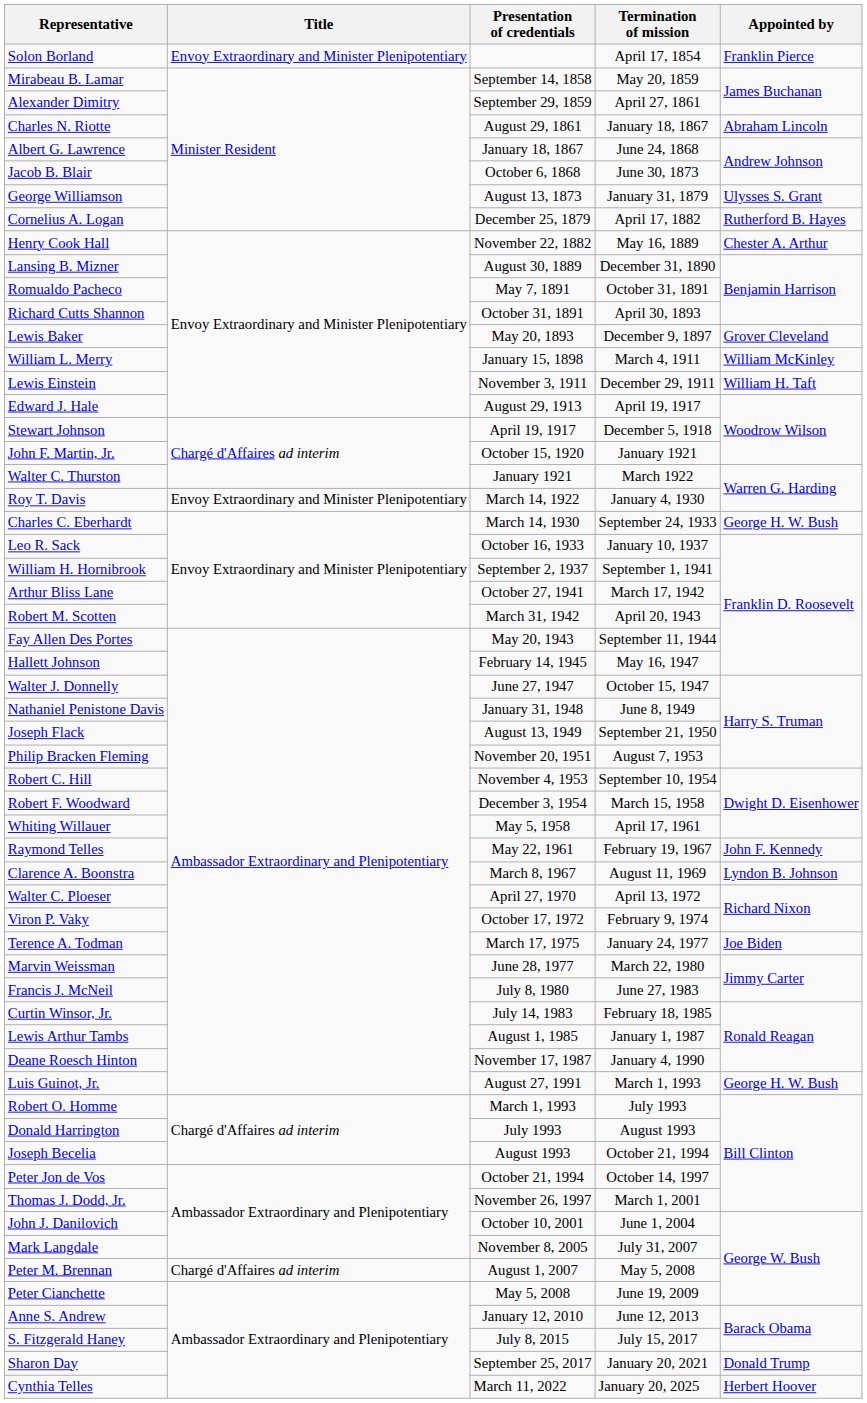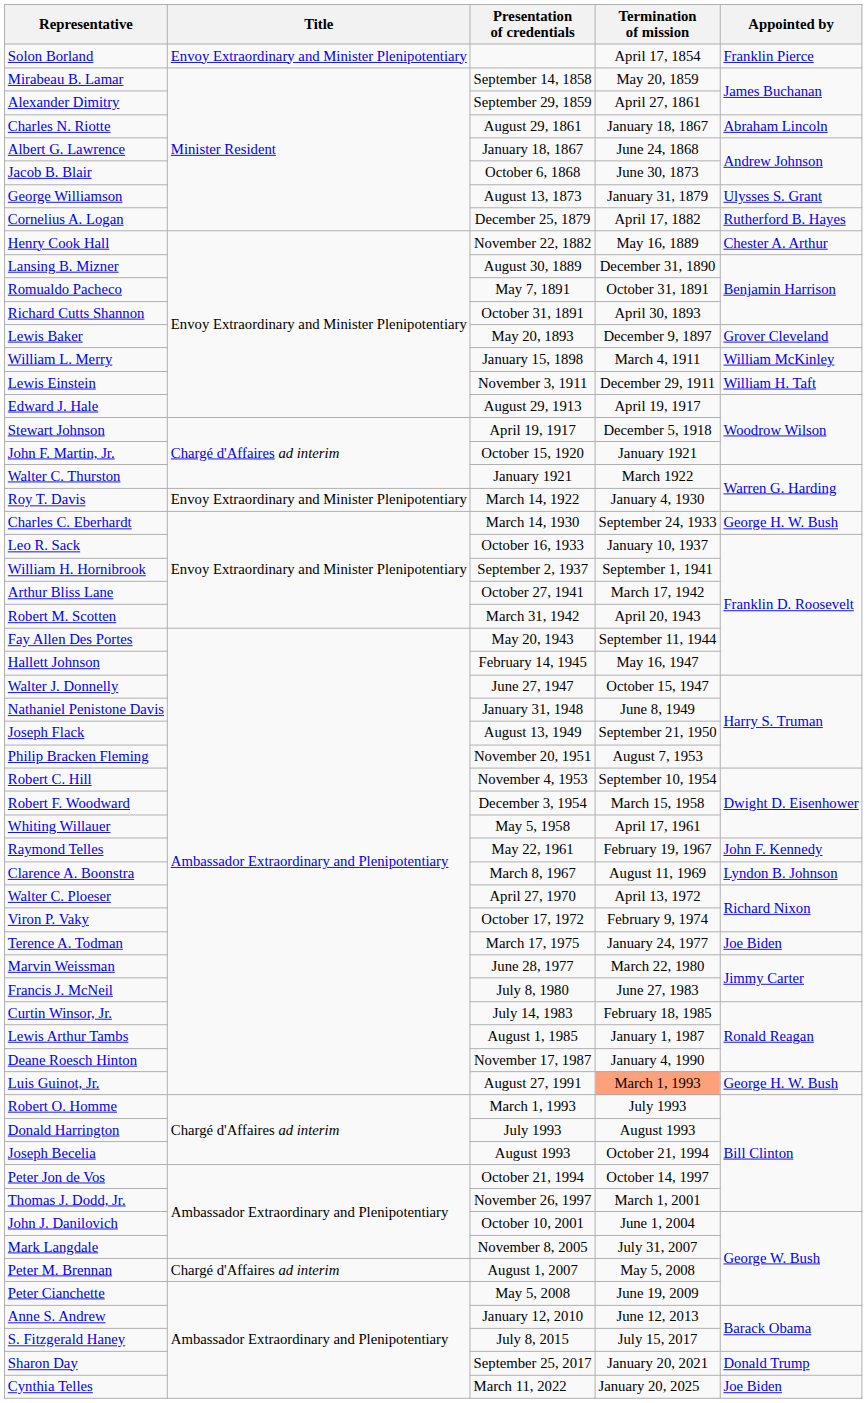(658, 1083) no background -> (658, 1083) lightsalmon background
(770, 1386) Herbert Hoover -> (753, 1386) Joe Biden
